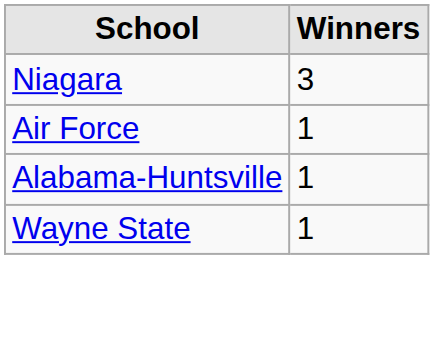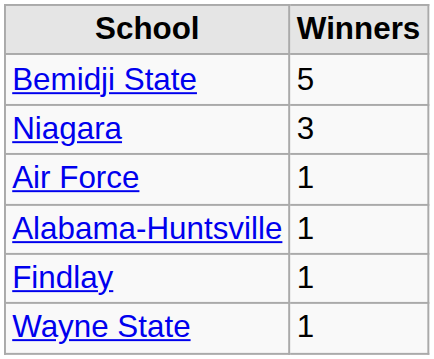+ row: (105, 79)
+ row: (63, 278)
